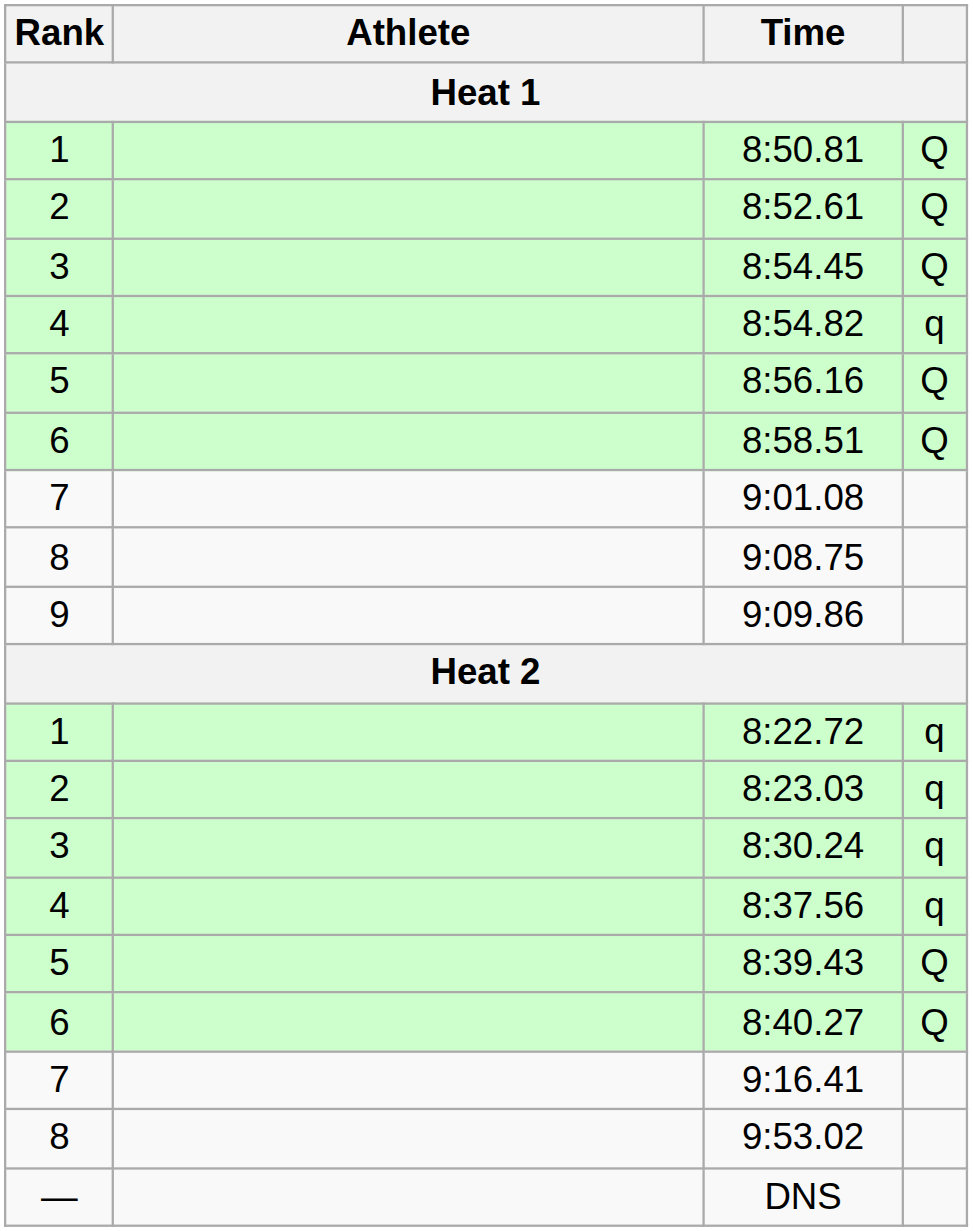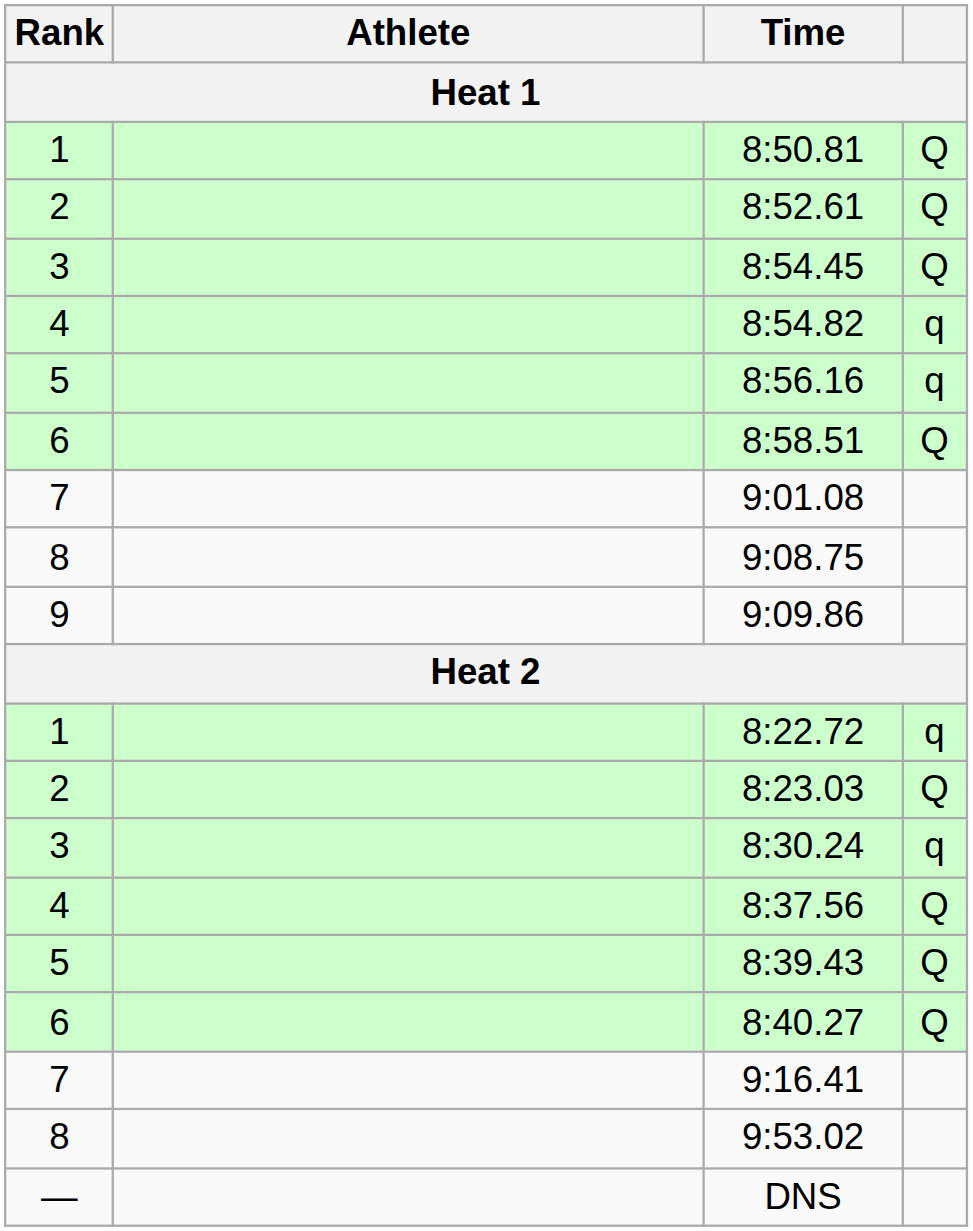(934, 382) Q -> (934, 382) q
(934, 788) q -> (934, 788) Q
(934, 905) q -> (934, 905) Q
